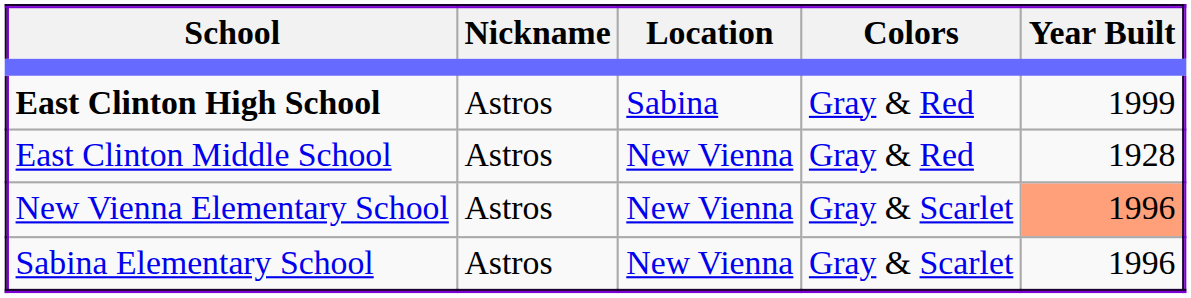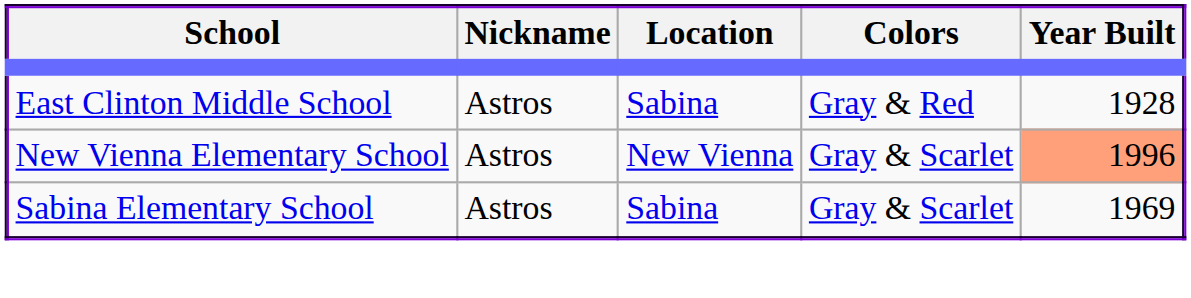- row: (198, 101)
(710, 155) New Vienna -> (672, 101) Sabina
(710, 262) New Vienna -> (672, 208) Sabina
(1142, 262) 1996 -> (1142, 208) 1969
